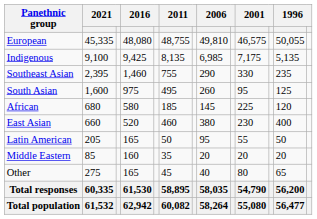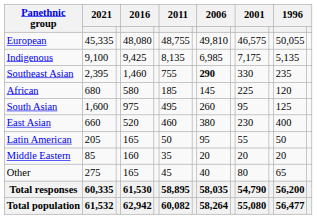(207, 73) normal -> (207, 73) bold
rows swapped: (32, 90) <-> (23, 106)
